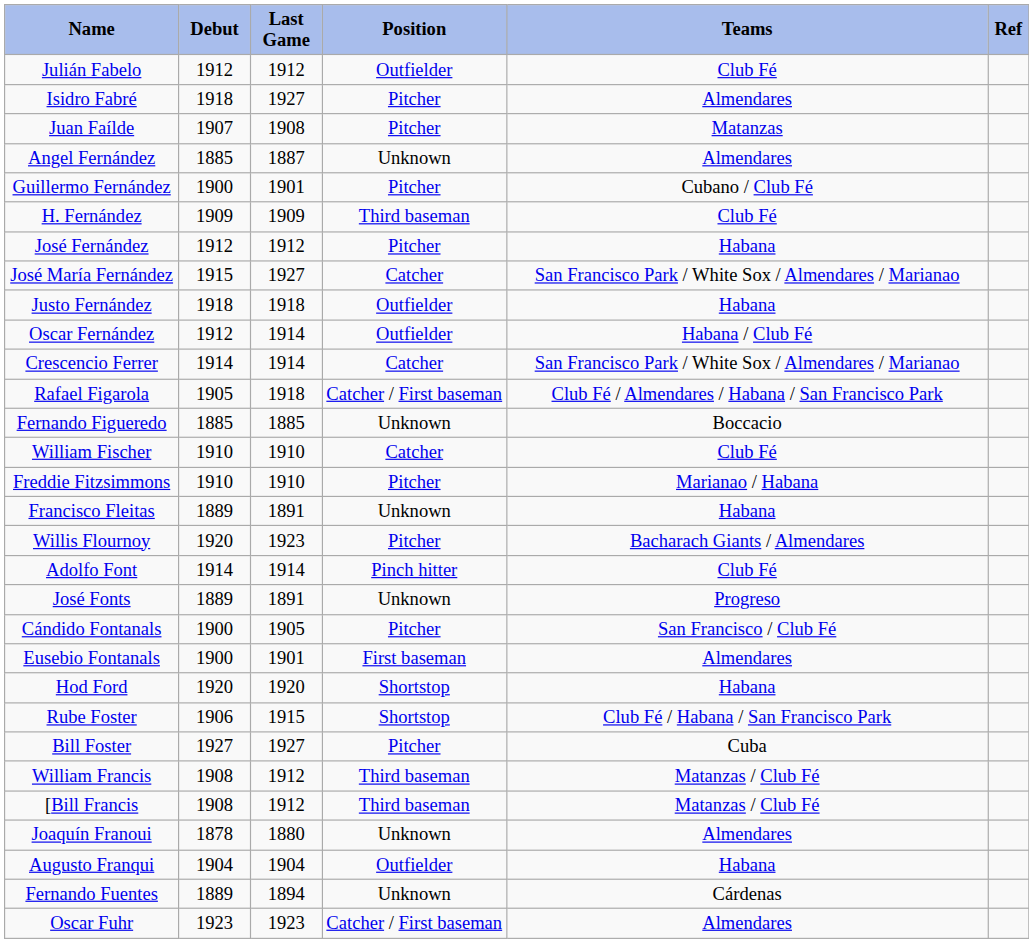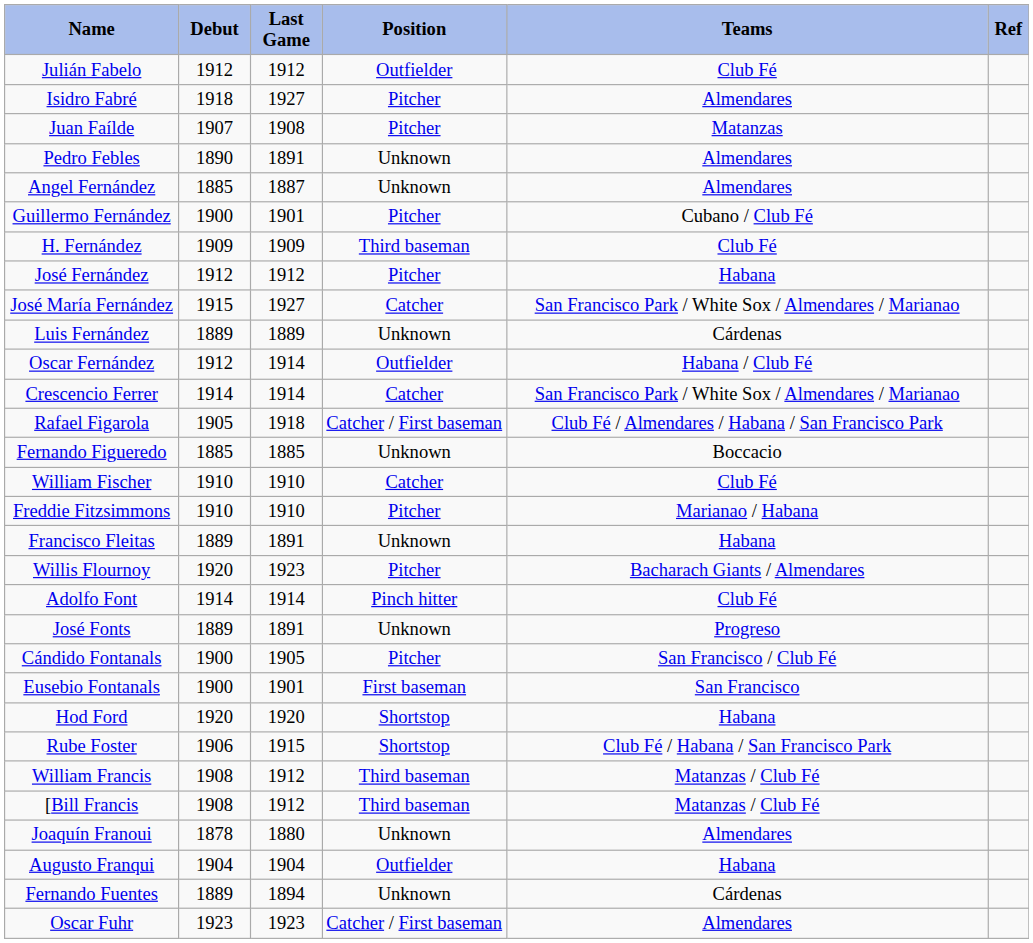+ row: (92, 157)
- row: (92, 305)
+ row: (92, 334)
(747, 658) Almendares -> (747, 687) San Francisco
- row: (92, 746)
